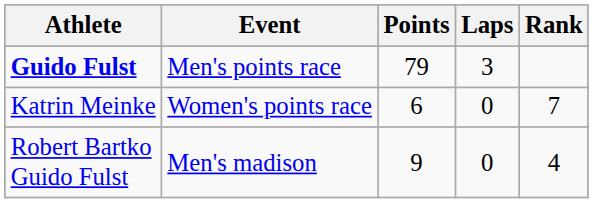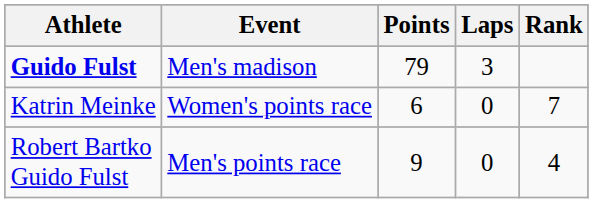(254, 66) Men's points race -> (242, 66) Men's madison
(242, 162) Men's madison -> (254, 162) Men's points race
